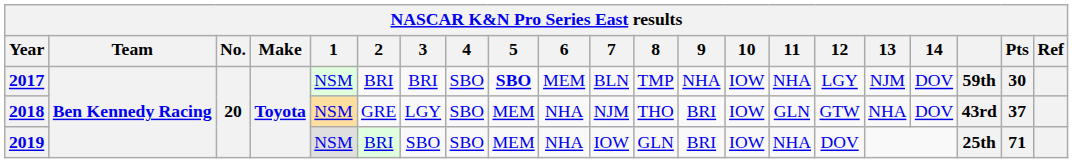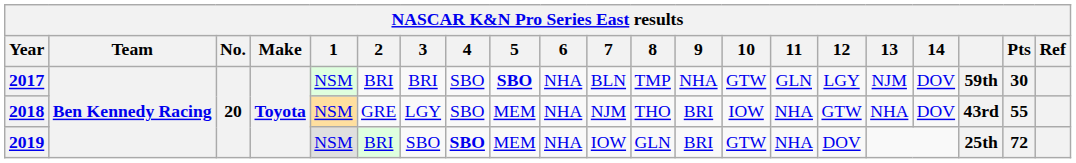(564, 80) MEM -> (563, 80) NHA
(747, 80) IOW -> (746, 80) GTW
(792, 80) NHA -> (794, 80) GLN
(792, 111) GLN -> (794, 111) NHA
(1017, 111) 37 -> (1019, 111) 55
(467, 141) normal -> (467, 141) bold
(747, 141) IOW -> (746, 141) GTW
(1017, 141) 71 -> (1019, 141) 72
